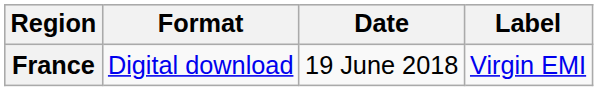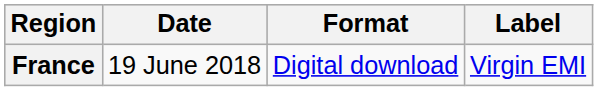columns swapped: (382, 24) <-> (201, 24)
